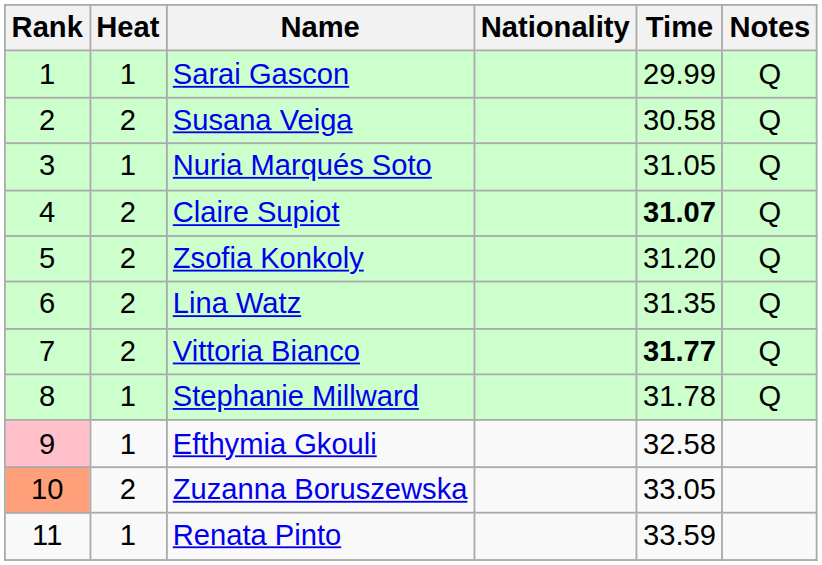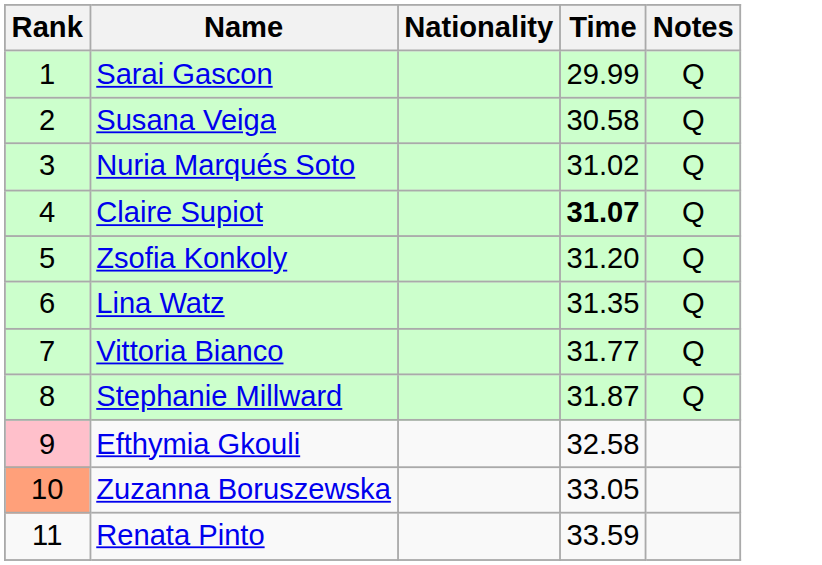- column: (128, 27)
(680, 166) 31.05 -> (603, 166) 31.02
(680, 350) bold -> (603, 350) normal
(680, 397) 31.78 -> (603, 397) 31.87
